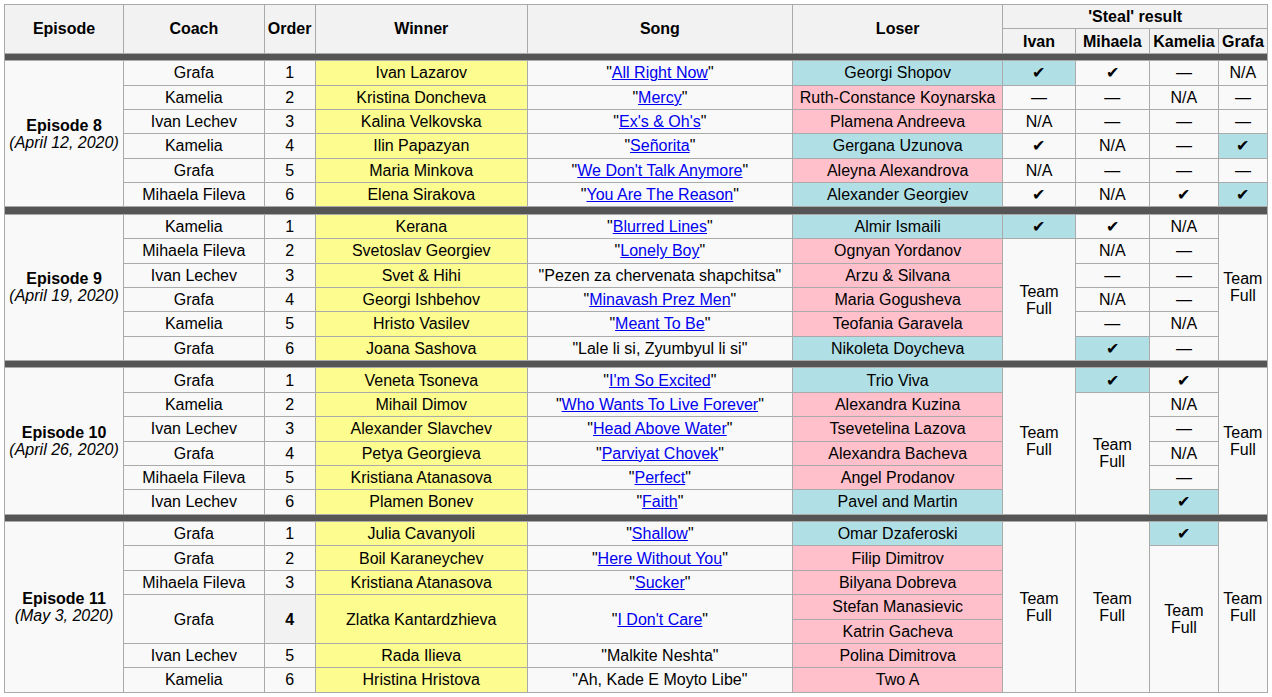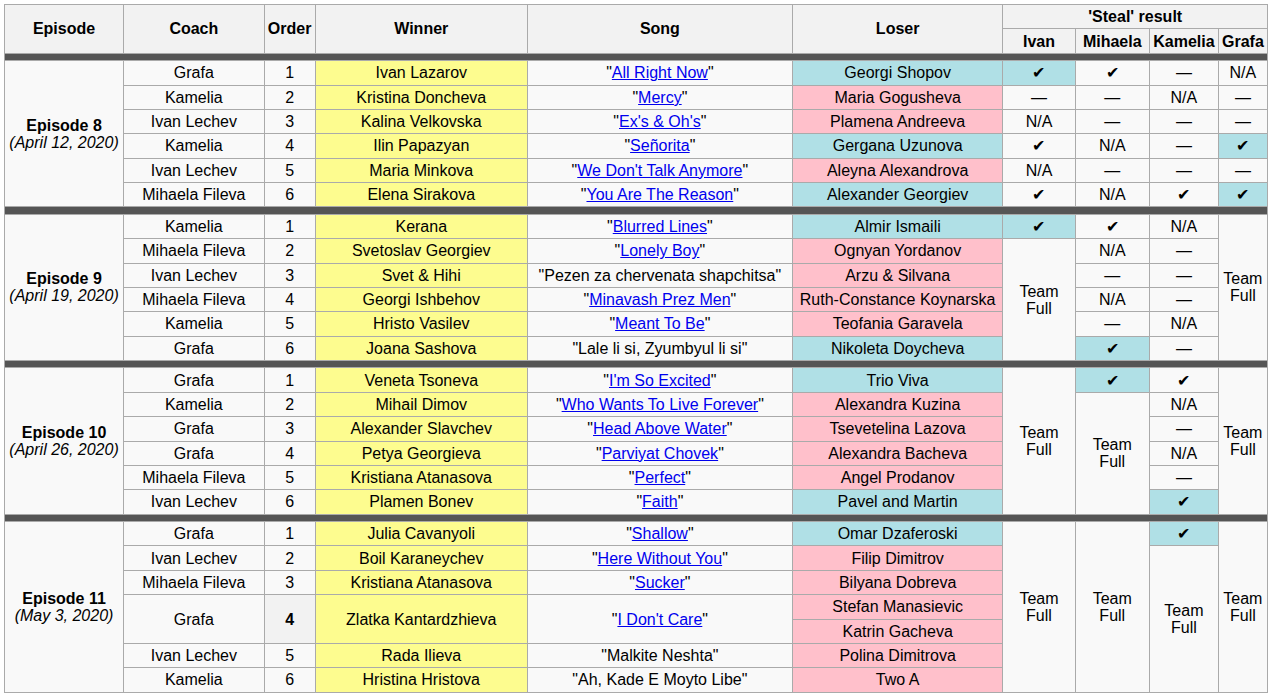(898, 97) Ruth-Constance Koynarska -> (898, 97) Maria Gogusheva
(194, 170) Grafa -> (194, 170) Ivan Lechev
(194, 300) Grafa -> (194, 300) Mihaela Fileva
(898, 300) Maria Gogusheva -> (898, 300) Ruth-Constance Koynarska
(194, 429) Ivan Lechev -> (194, 429) Grafa
(194, 558) Grafa -> (194, 558) Ivan Lechev
